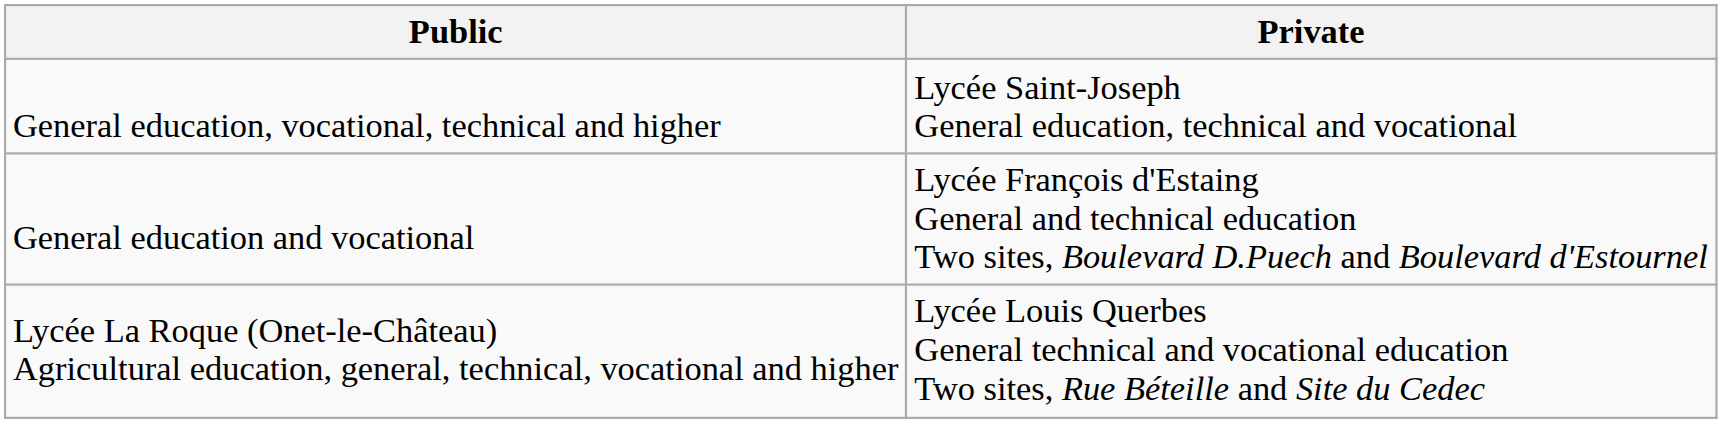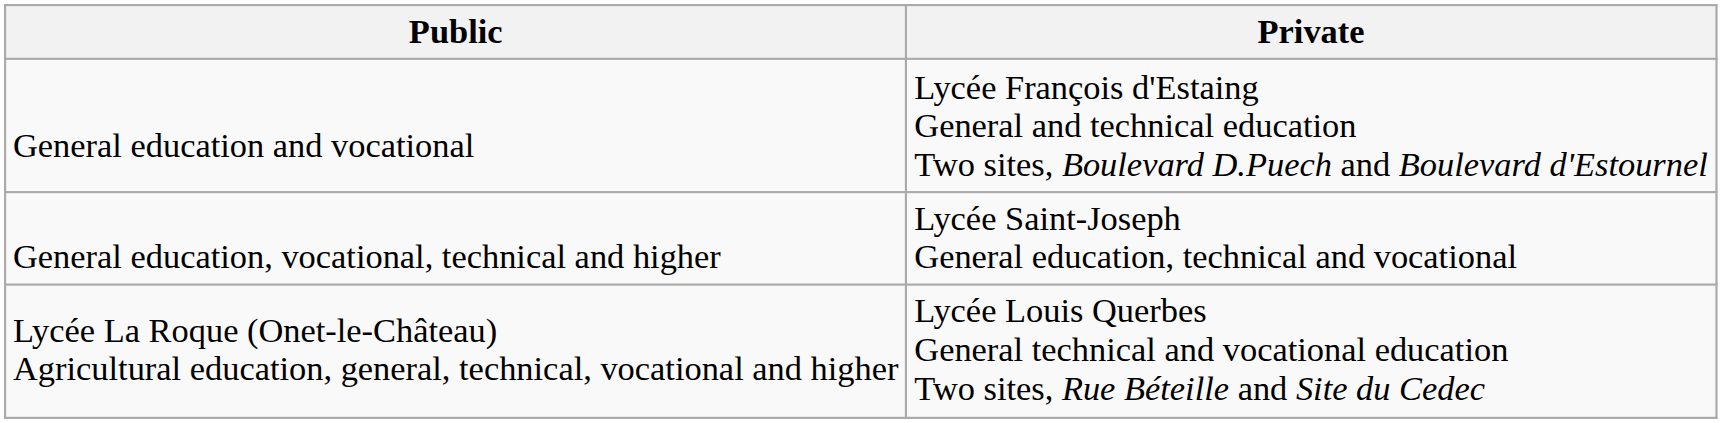rows swapped: (244, 237) <-> (367, 125)
